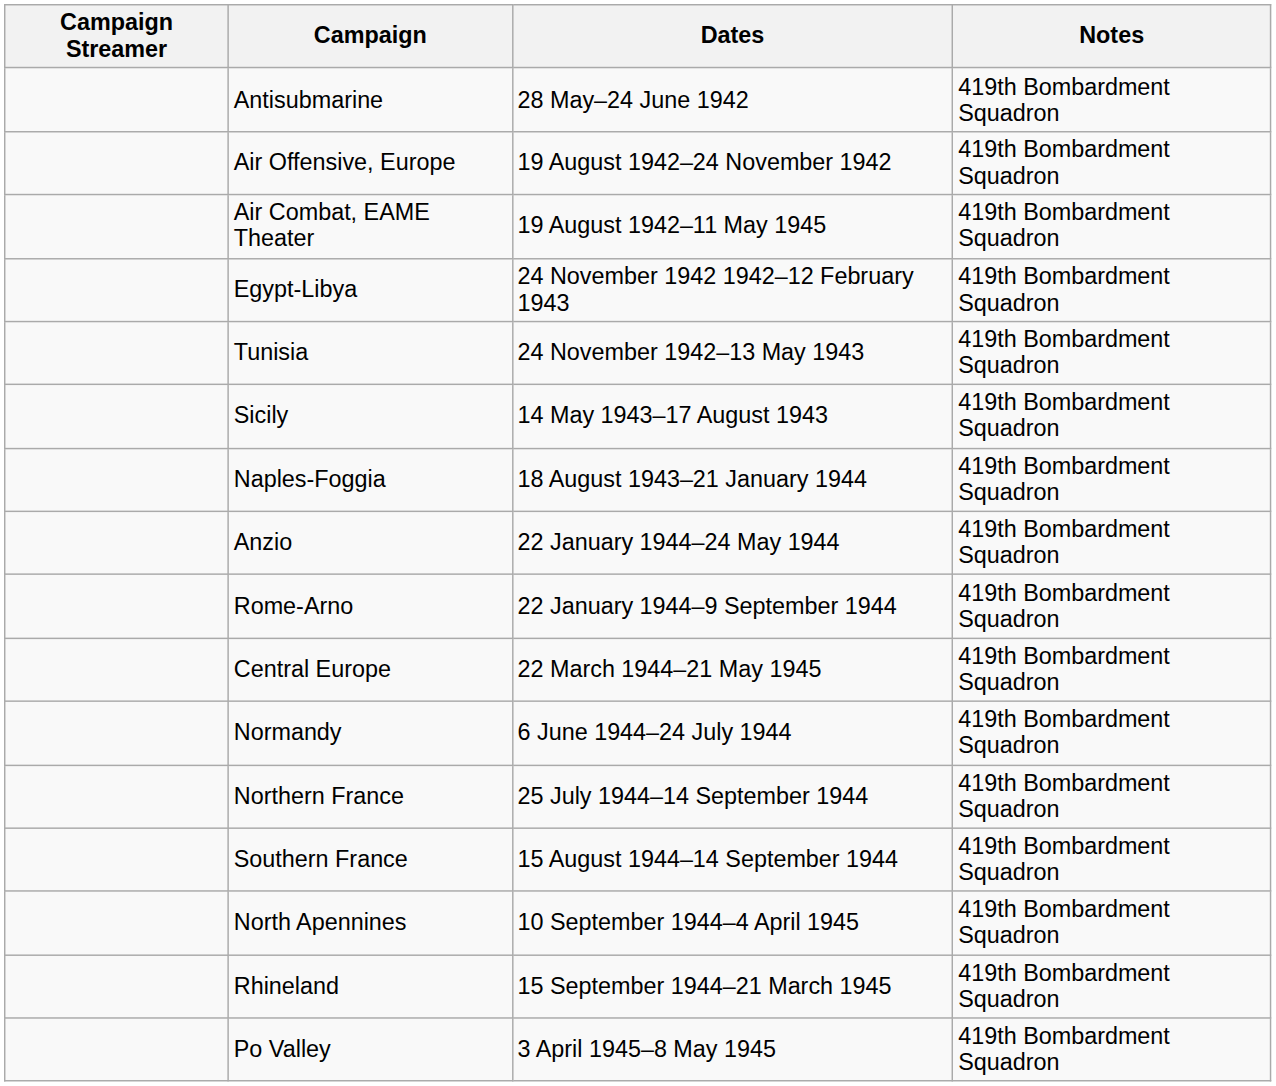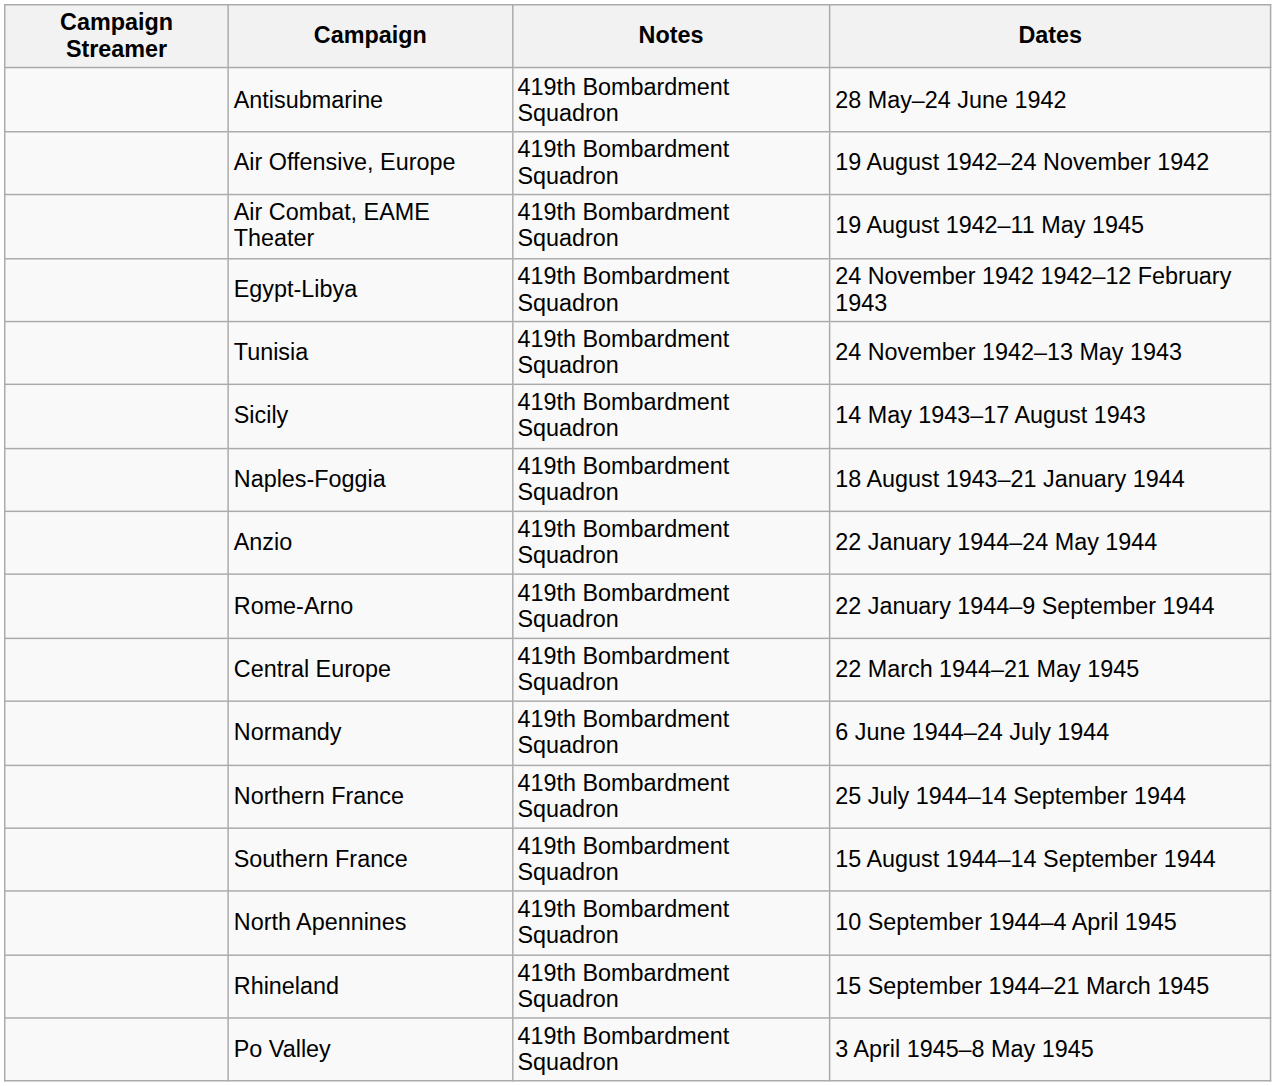columns swapped: (732, 36) <-> (1112, 36)
